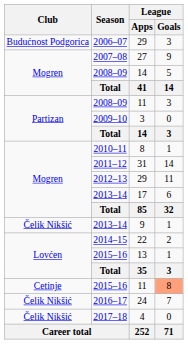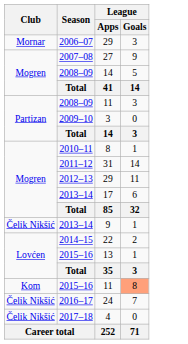(48, 42) Budućnost Podgorica -> (31, 42) Mornar
(48, 286) Cetinje -> (31, 286) Kom
